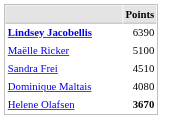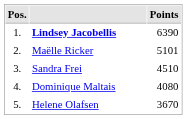+ column: (17, 14)
(144, 50) 5100 -> (168, 50) 5101
(144, 104) bold -> (168, 104) normal
